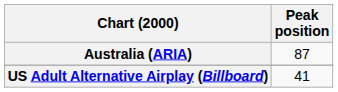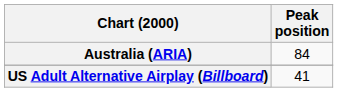(302, 53) 87 -> (302, 53) 84
